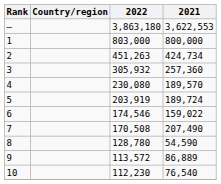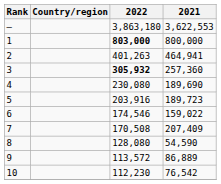(131, 41) normal -> (131, 41) bold
(131, 56) 451,263 -> (131, 56) 401,263
(184, 56) 424,734 -> (184, 56) 464,941
(131, 70) normal -> (131, 70) bold
(184, 85) 189,570 -> (184, 85) 189,690
(131, 99) 203,919 -> (131, 99) 203,916
(184, 99) 189,724 -> (184, 99) 189,723
(184, 129) 207,490 -> (184, 129) 207,409
(131, 143) 128,780 -> (131, 143) 128,080
(181, 172) 76,540 -> (181, 172) 76,542
